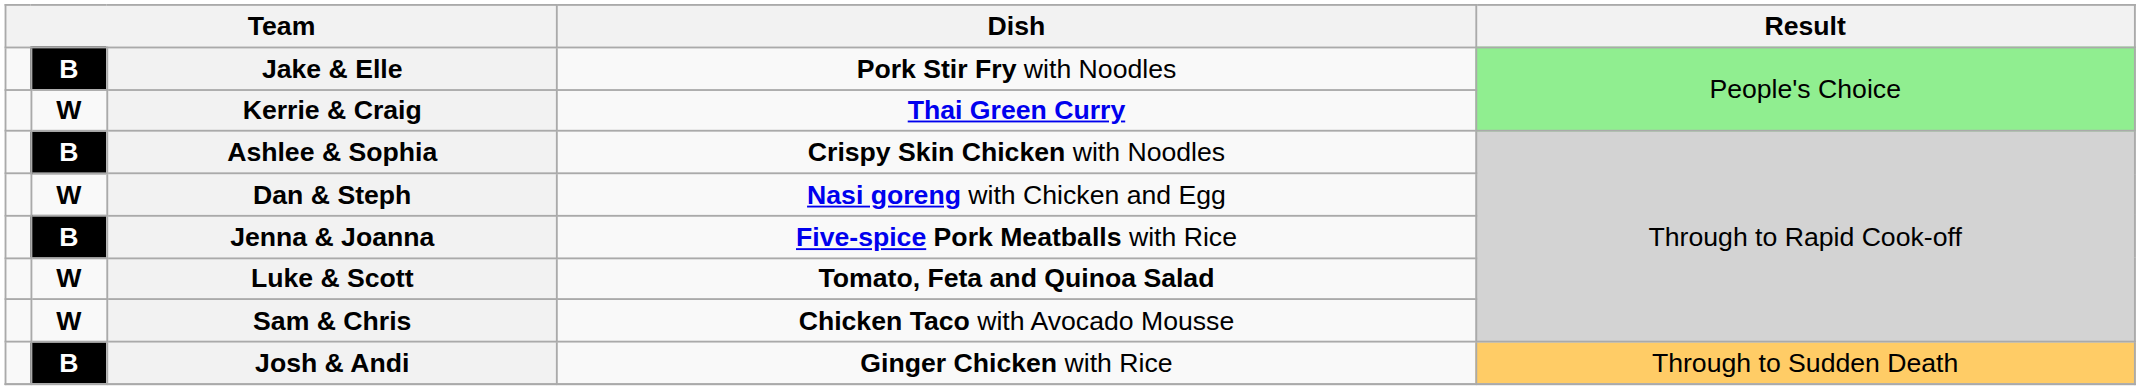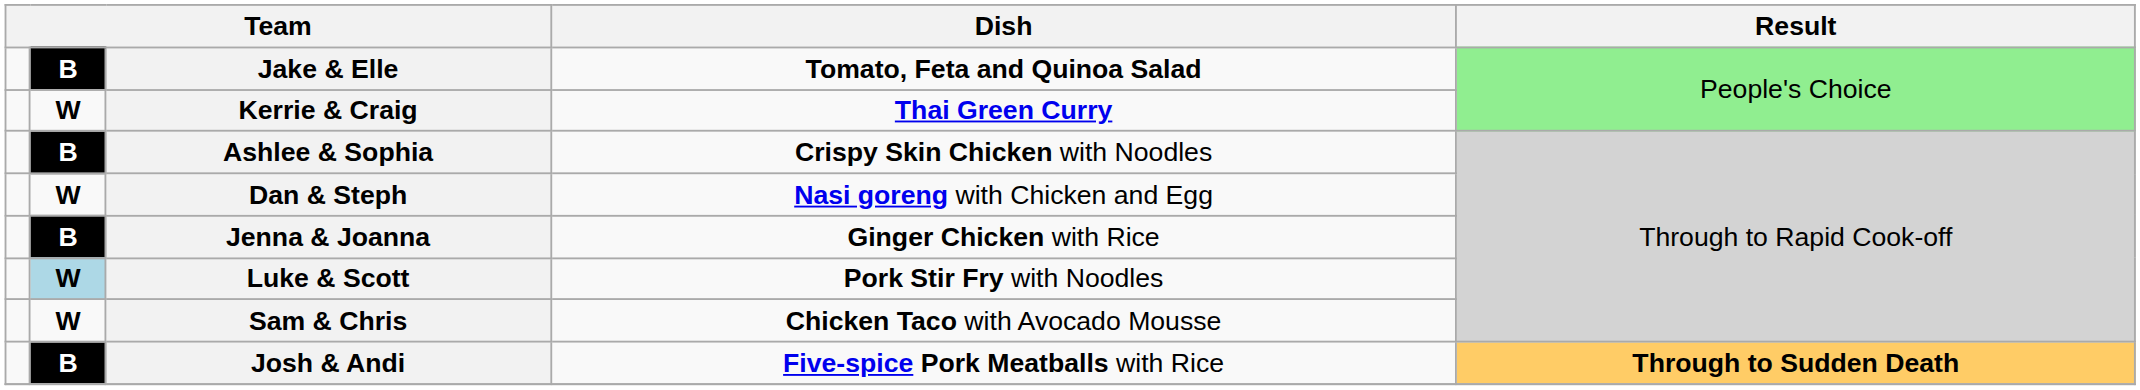(1016, 68) Pork Stir Fry with Noodles -> (1004, 68) Tomato, Feta and Quinoa Salad
(1016, 237) Five-spice Pork Meatballs with Rice -> (1004, 237) Ginger Chicken with Rice
(69, 279) no background -> (68, 279) lightblue background
(1016, 279) Tomato, Feta and Quinoa Salad -> (1004, 279) Pork Stir Fry with Noodles
(1016, 363) Ginger Chicken with Rice -> (1004, 363) Five-spice Pork Meatballs with Rice
(1805, 363) normal -> (1796, 363) bold
